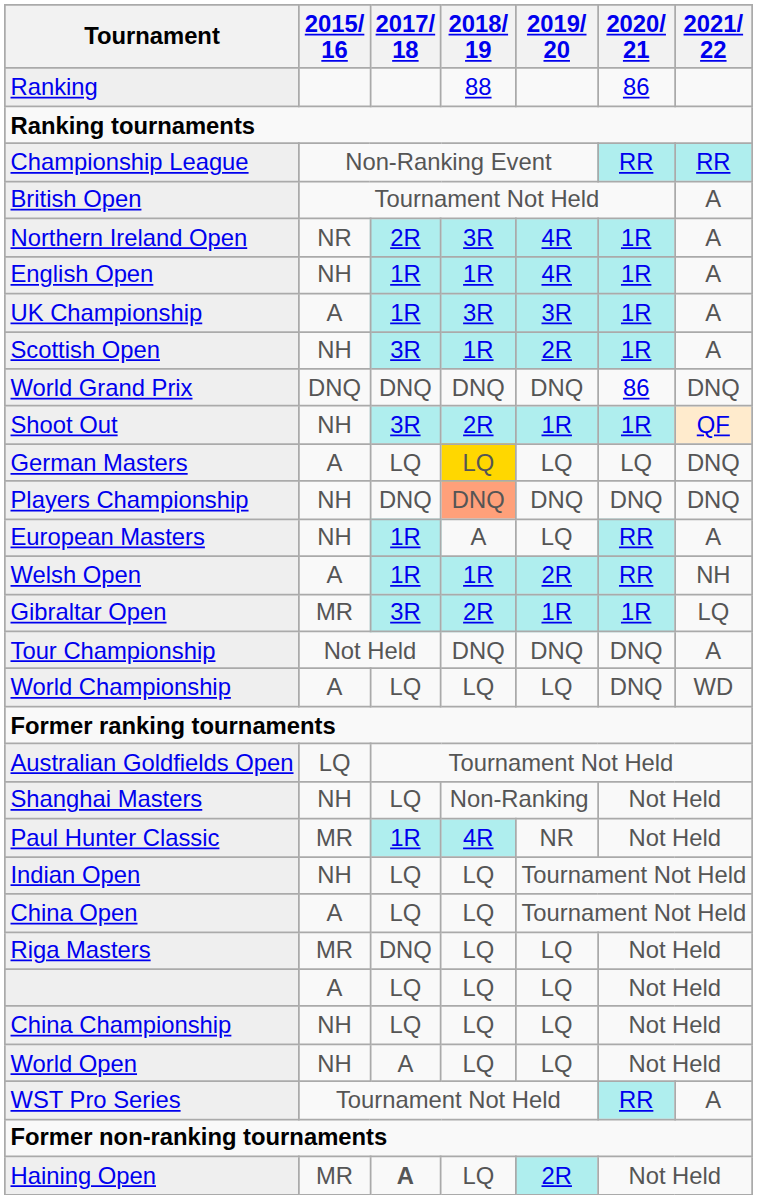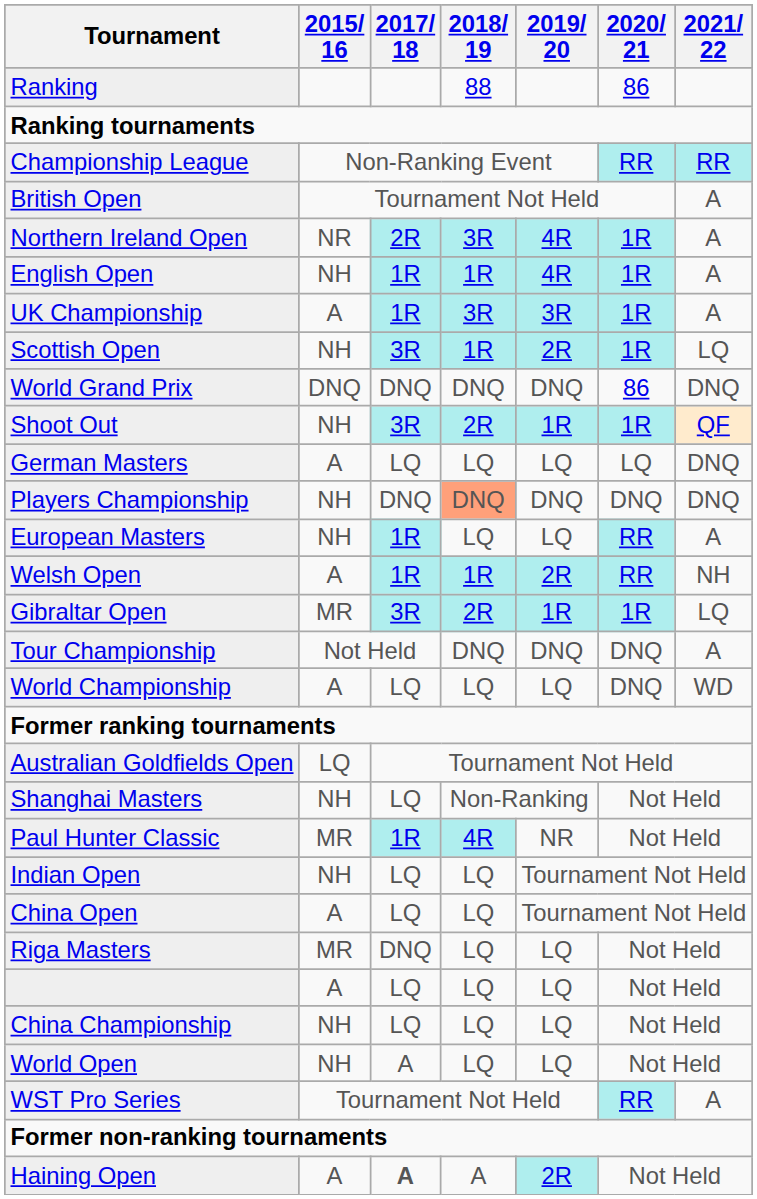(713, 350) A -> (713, 350) LQ
(478, 462) gold background -> (478, 462) no background
(478, 537) A -> (478, 537) LQ
(335, 1175) MR -> (335, 1175) A
(478, 1175) LQ -> (478, 1175) A
